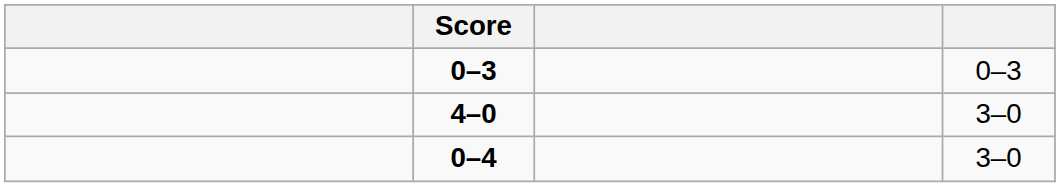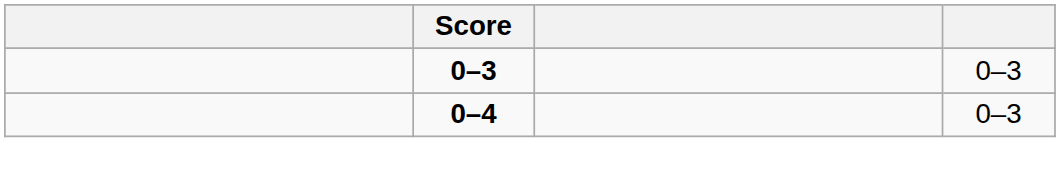- row: (473, 114)
(999, 158) 3–0 -> (999, 114) 0–3
